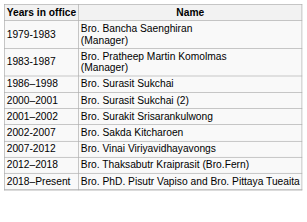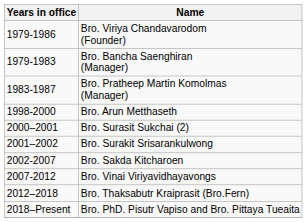+ row: (144, 34)
- row: (127, 84)
+ row: (129, 112)
